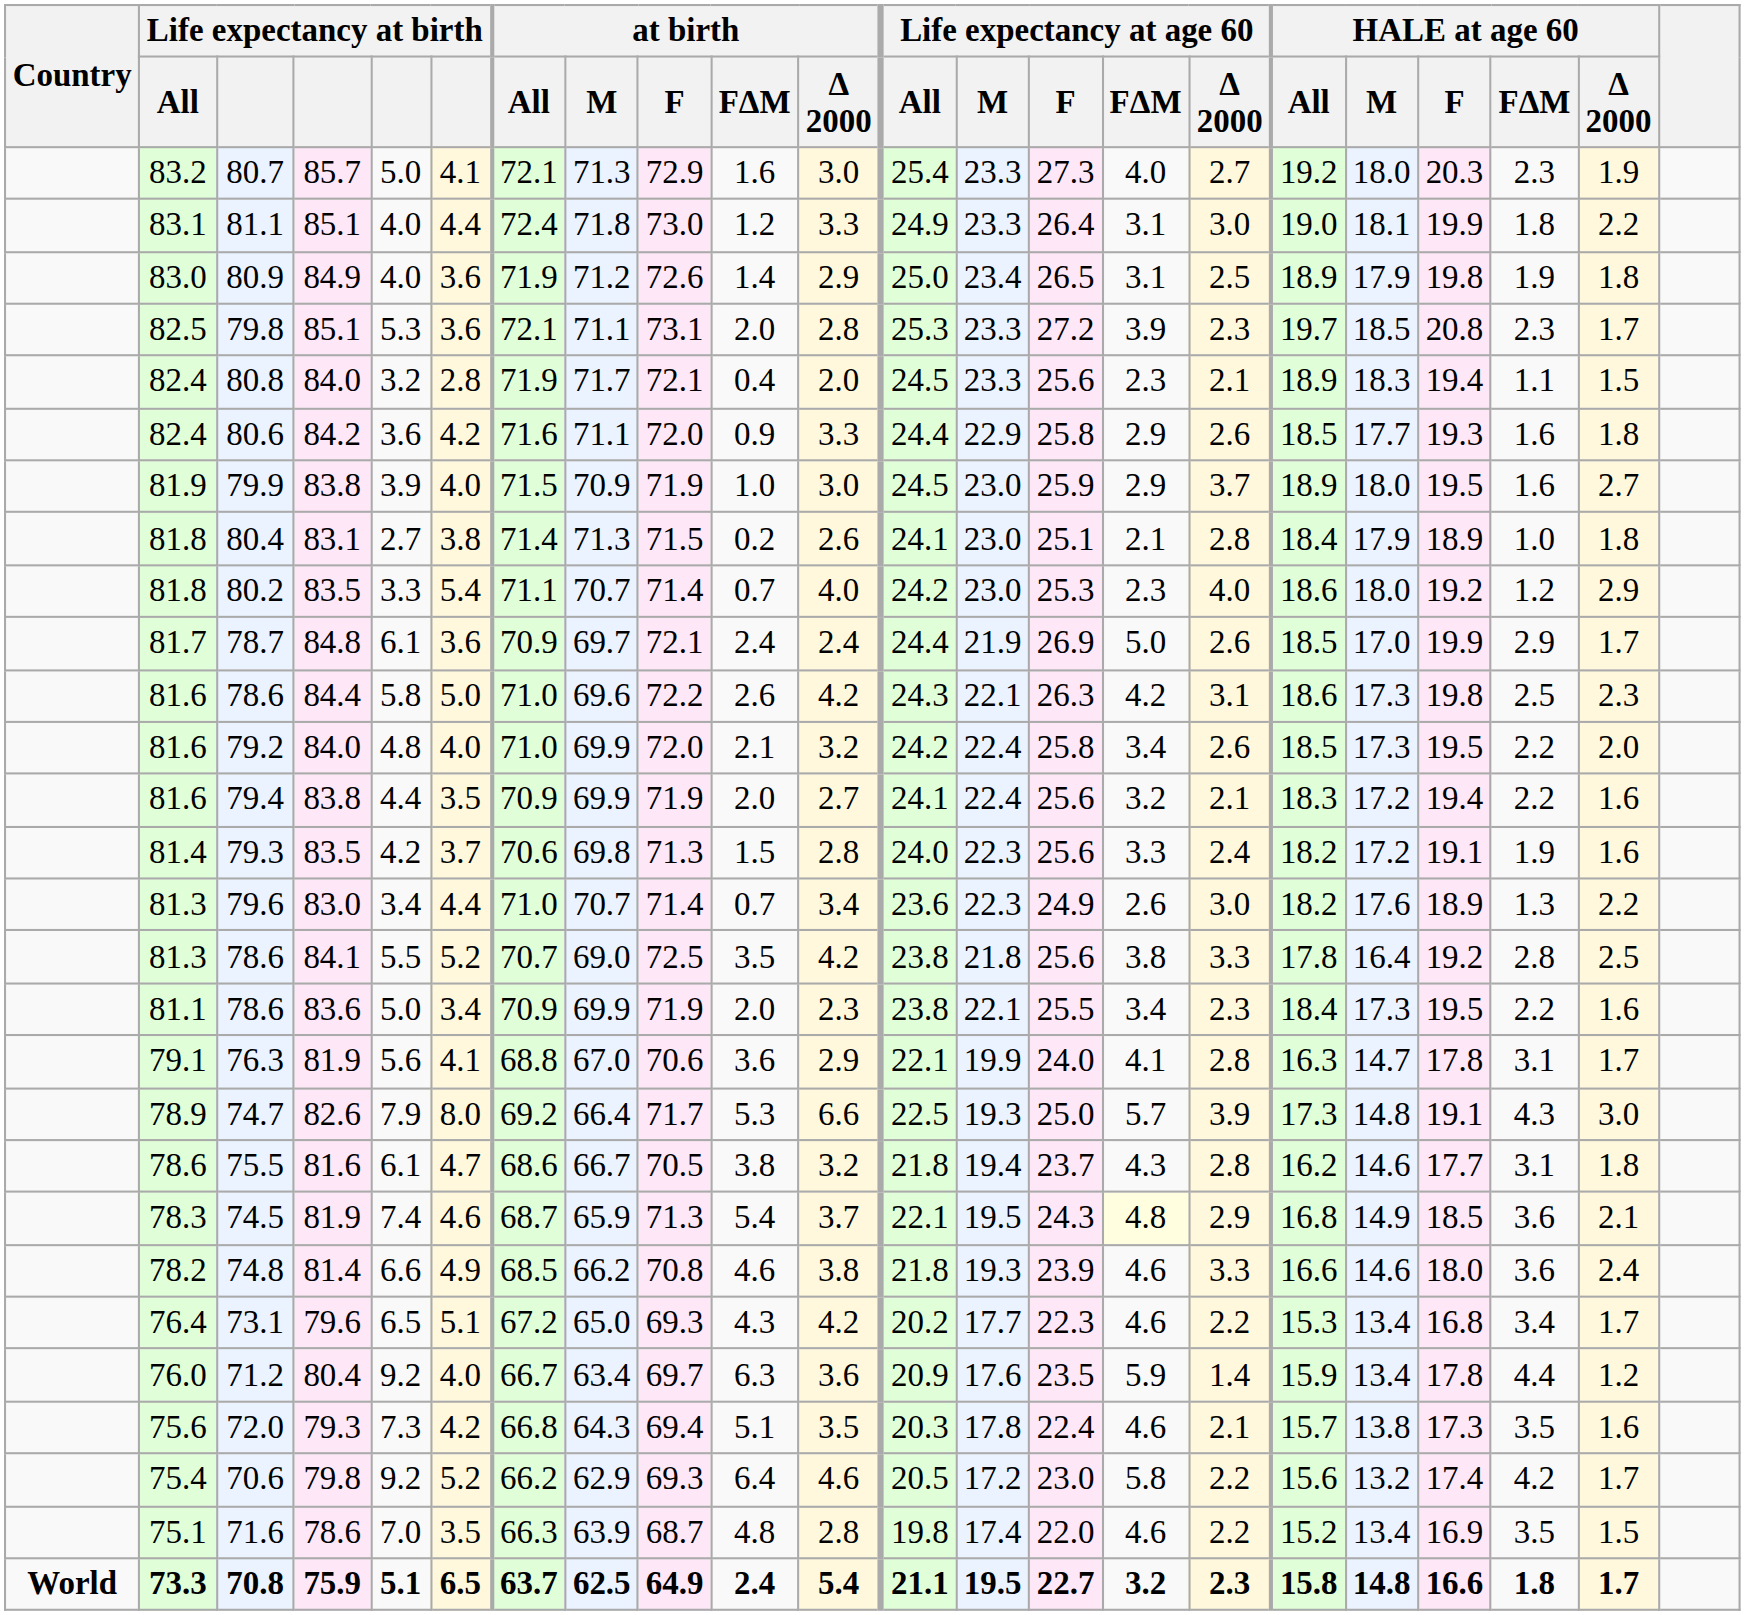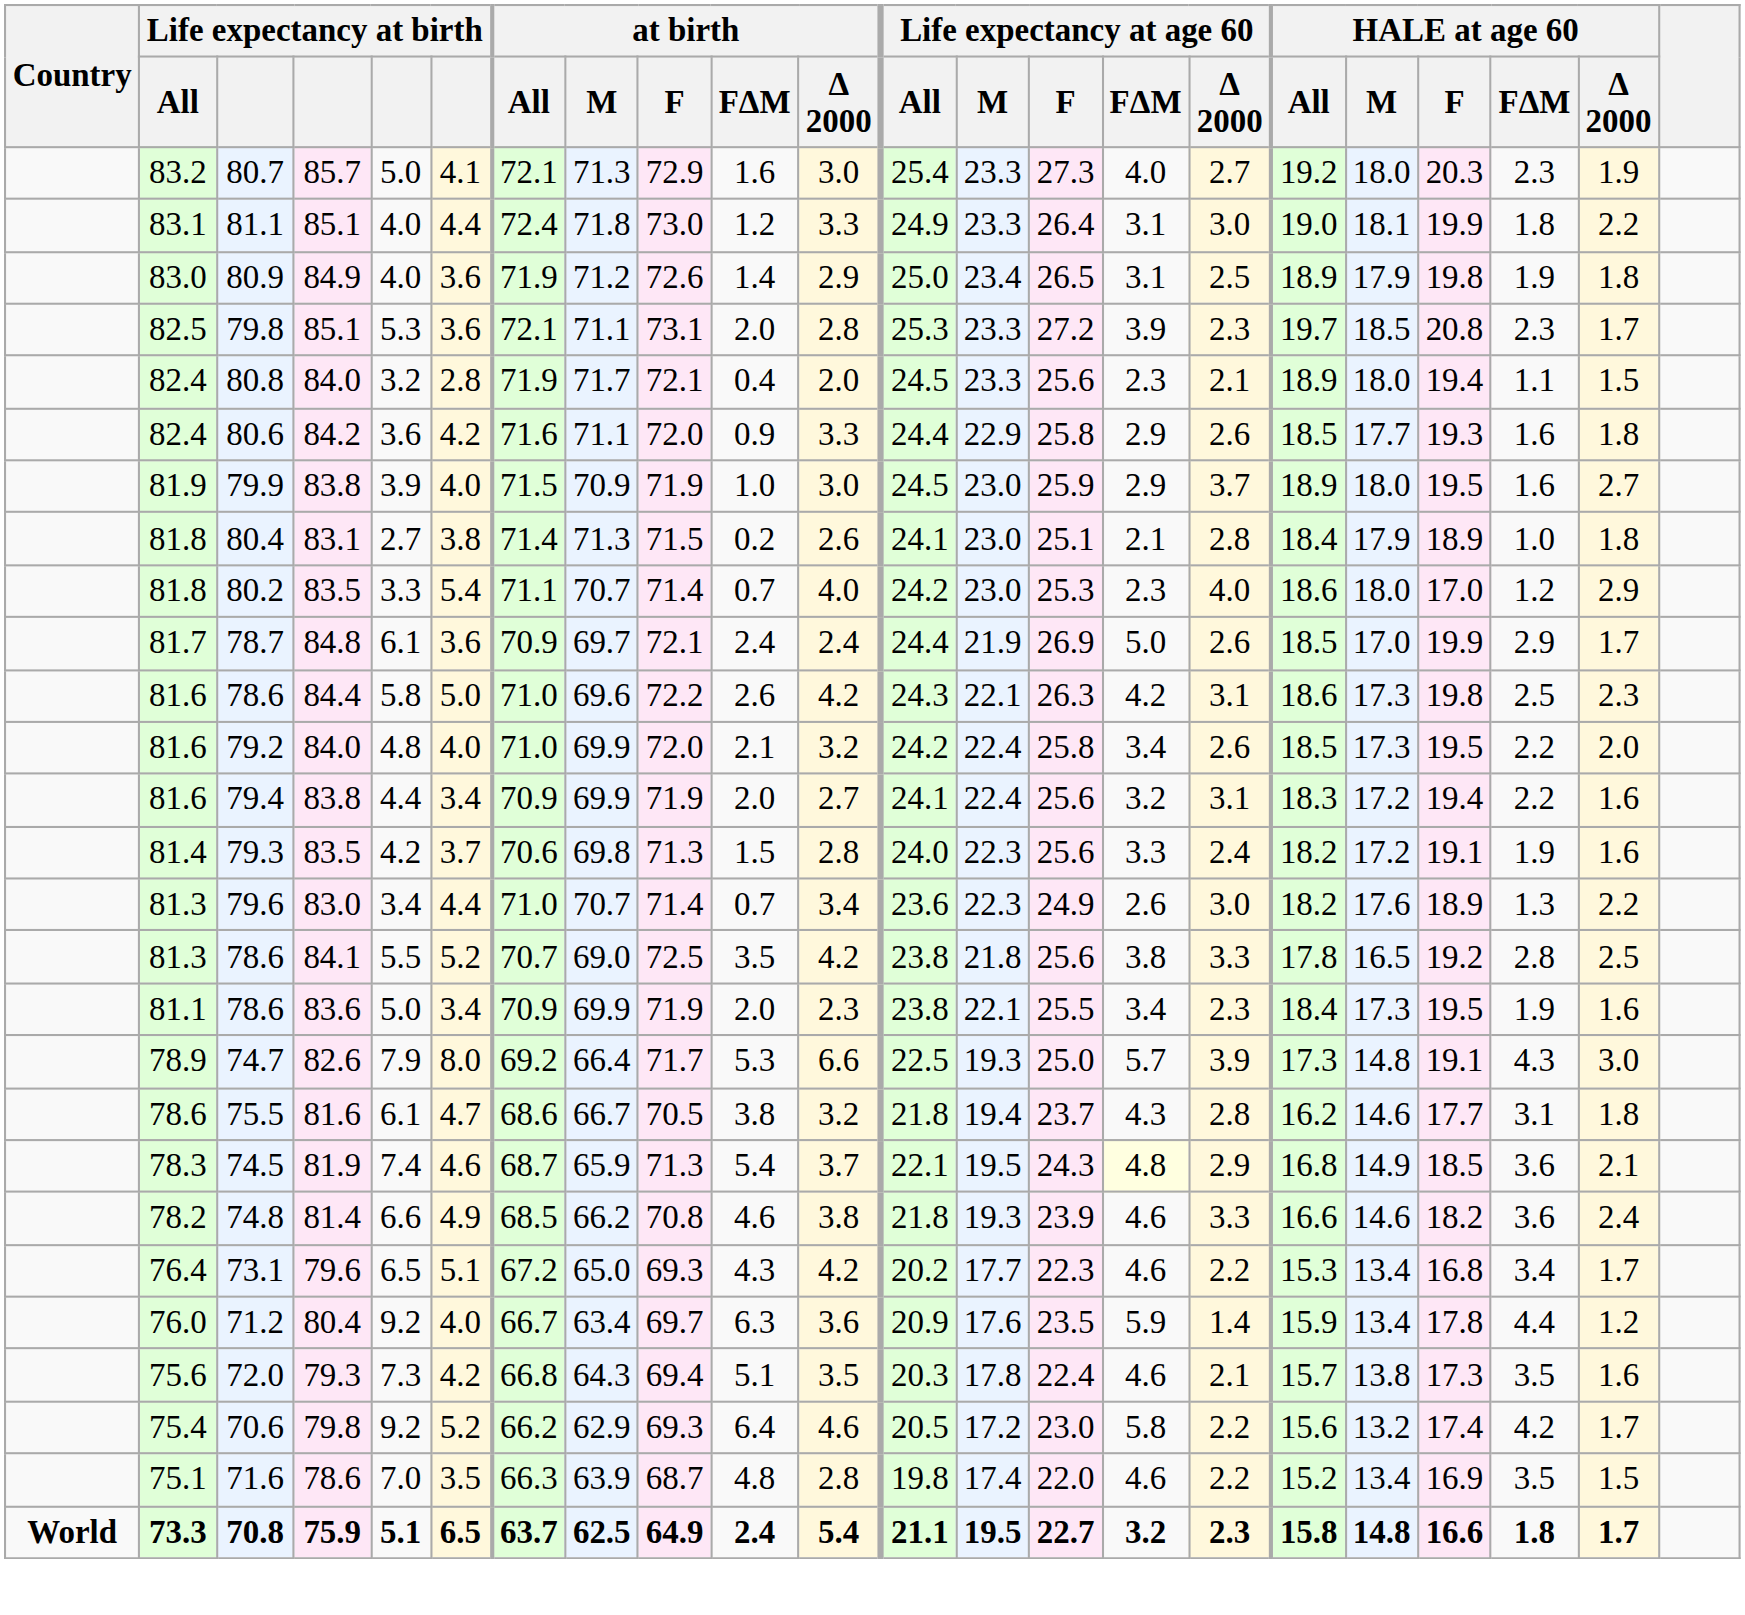(1382, 381) 18.3 -> (1382, 381) 18.0
(1454, 590) 19.2 -> (1454, 590) 17.0
(460, 799) 3.5 -> (460, 799) 3.4
(1230, 799) 2.1 -> (1230, 799) 3.1
(1382, 956) 16.4 -> (1382, 956) 16.5
(1534, 1008) 2.2 -> (1534, 1008) 1.9
- row: (178, 1060)
(1454, 1269) 18.0 -> (1454, 1217) 18.2
